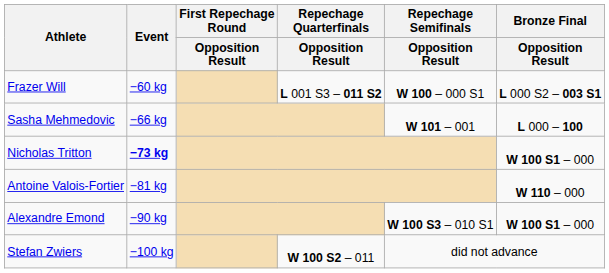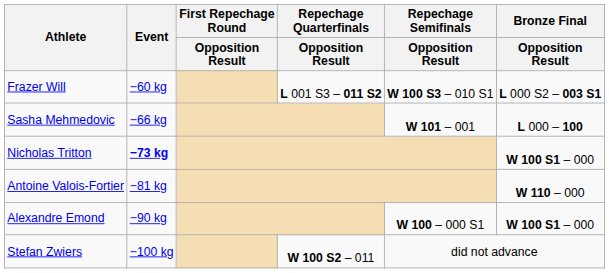(440, 94) W 100 – 000 S1 -> (440, 94) W 100 S3 – 010 S1
(440, 226) W 100 S3 – 010 S1 -> (440, 226) W 100 – 000 S1
